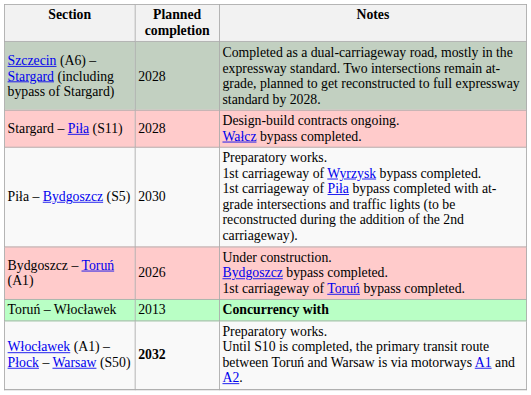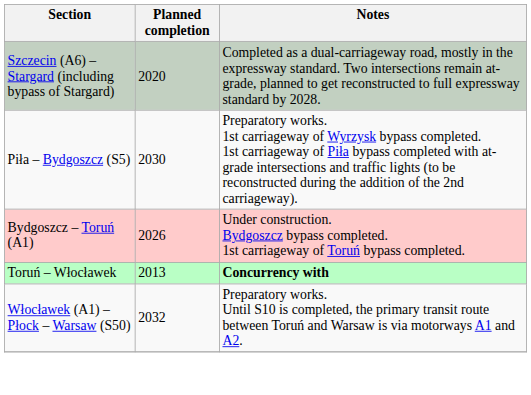(152, 75) 2028 -> (152, 75) 2020
- row: (65, 128)
(152, 355) bold -> (152, 318) normal
